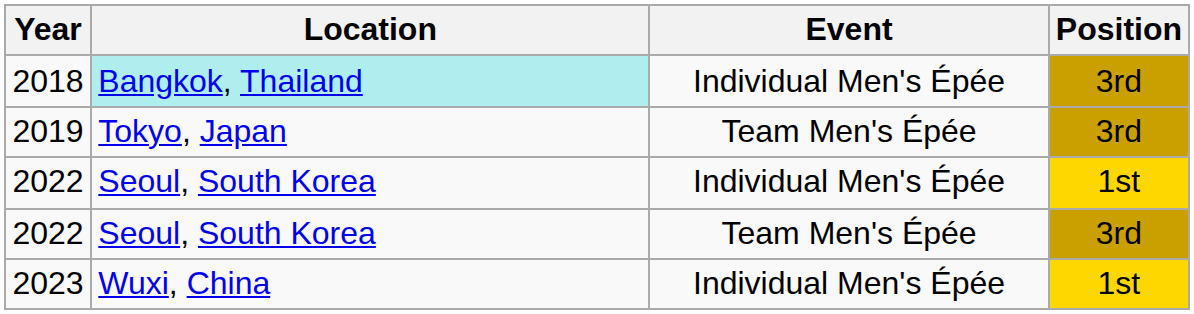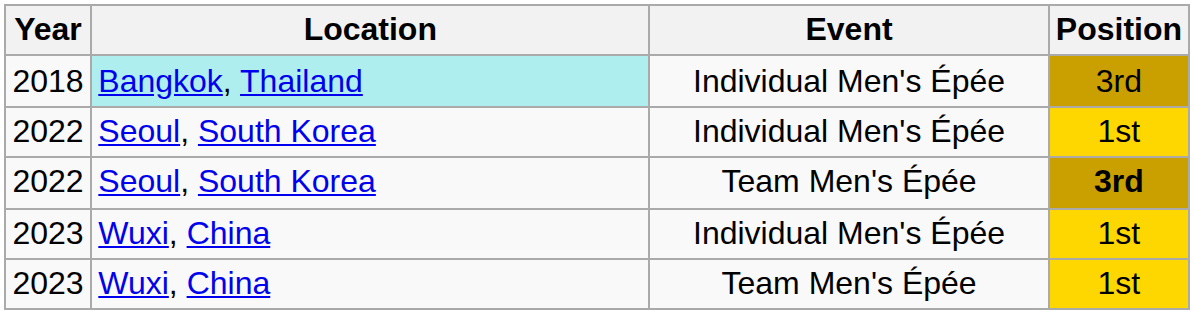- row: (48, 131)
(1119, 232) normal -> (1119, 182) bold
+ row: (48, 283)
